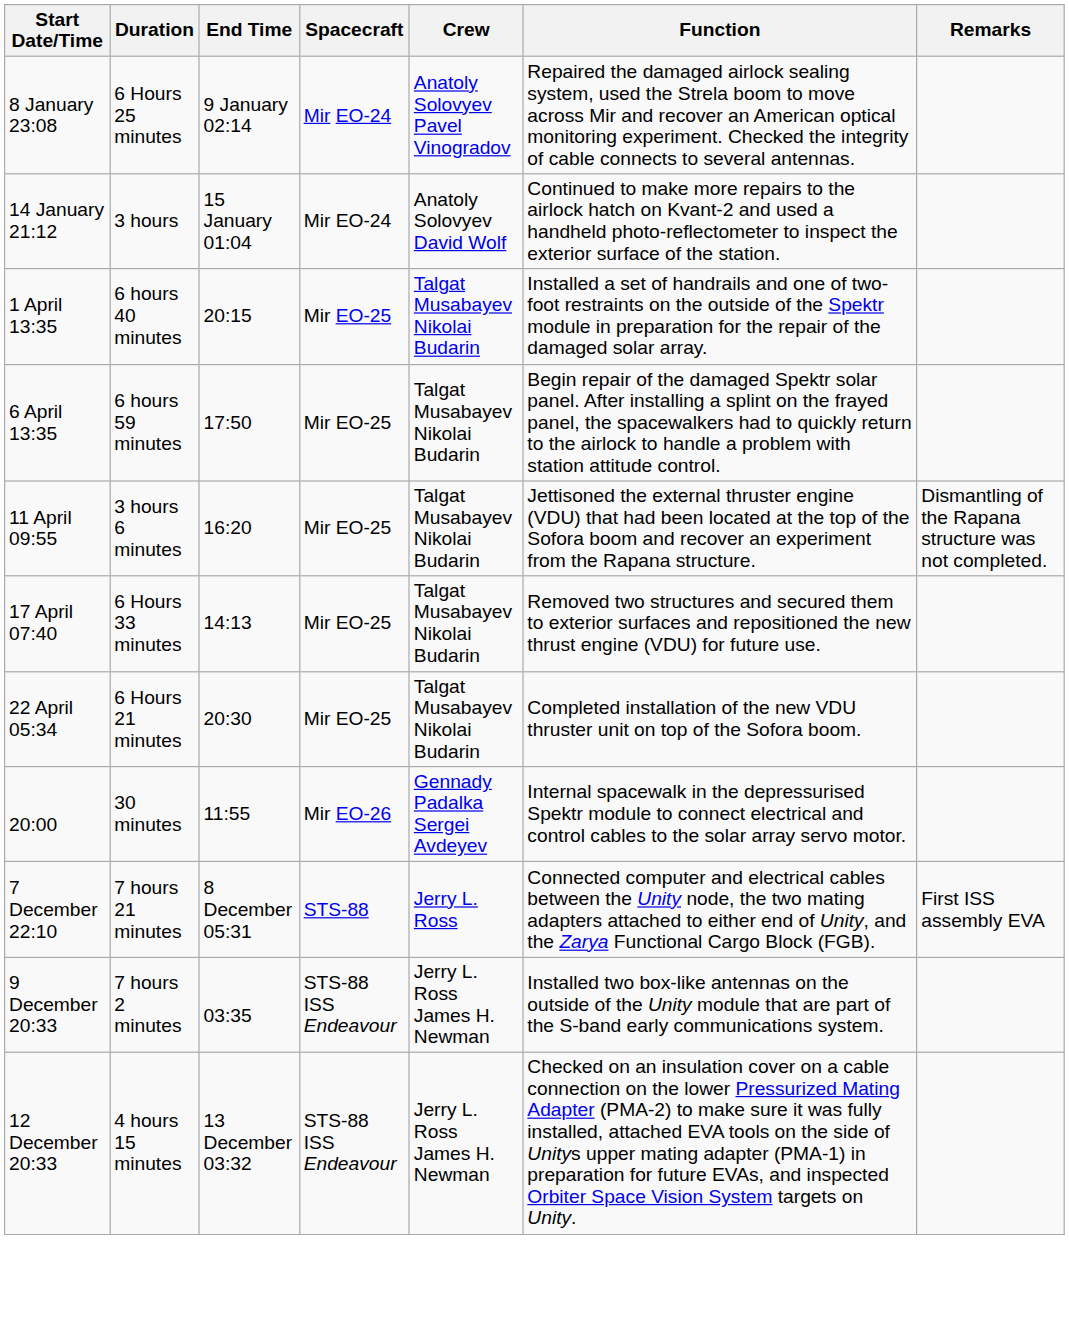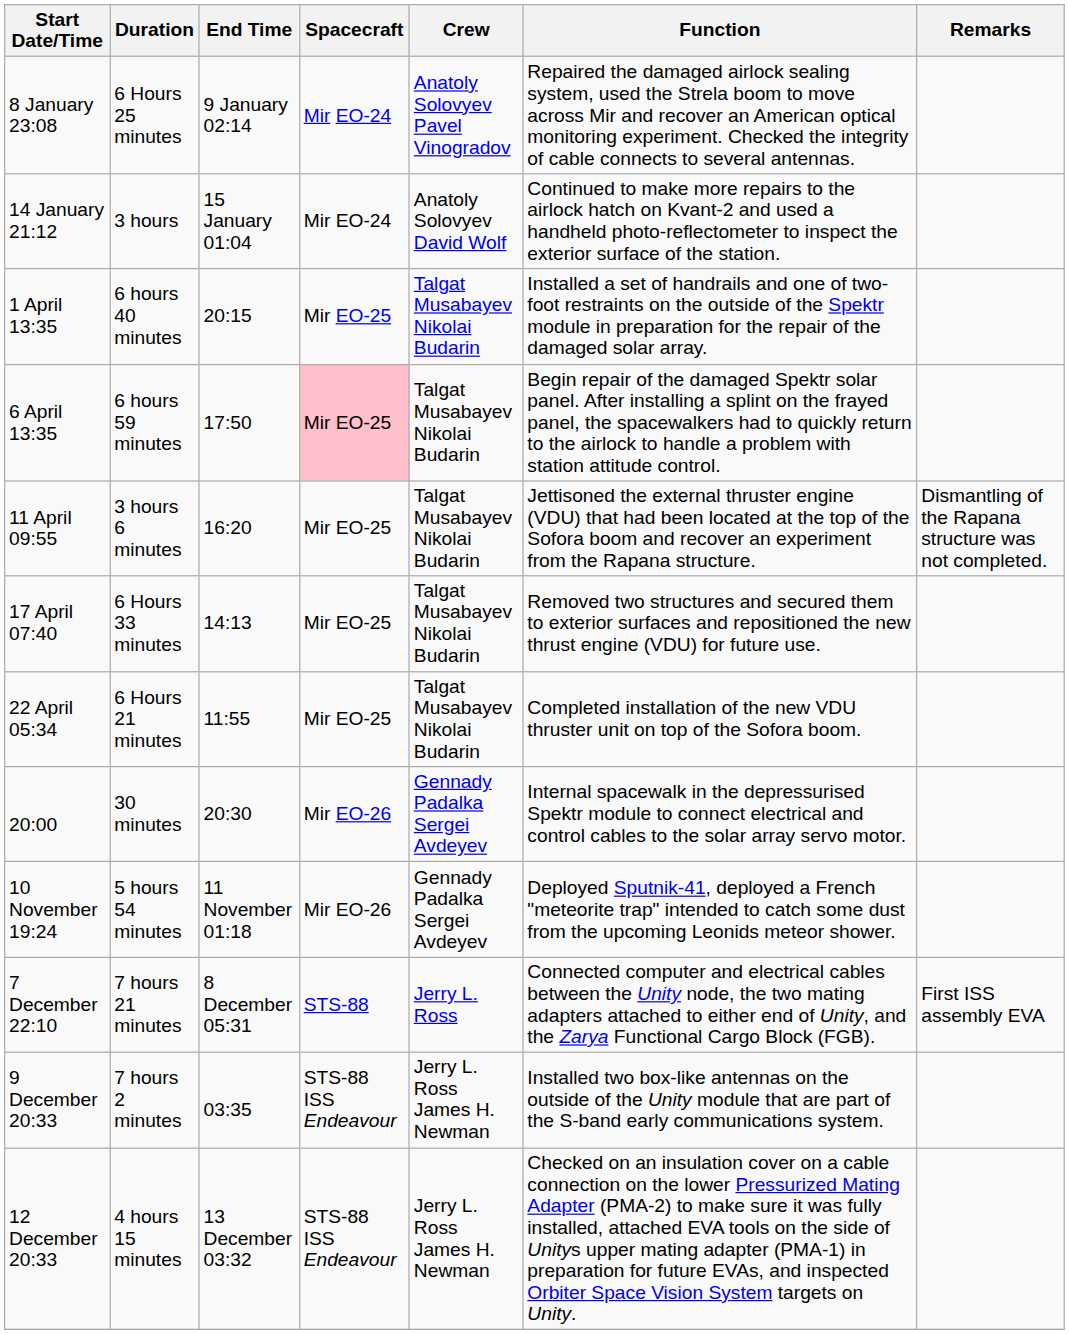(347, 422) no background -> (347, 422) pink background
(228, 718) 20:30 -> (227, 718) 11:55
(227, 814) 11:55 -> (228, 814) 20:30
+ row: (53, 909)
